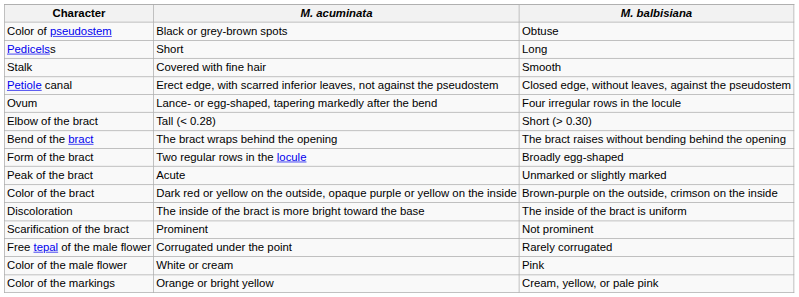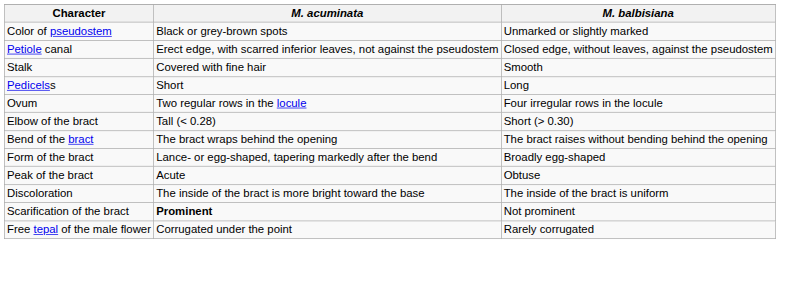(540, 31) Obtuse -> (576, 31) Unmarked or slightly marked
rows swapped: (39, 85) <-> (31, 49)
(297, 103) Lance- or egg-shaped, tapering markedly after the bend -> (231, 103) Two regular rows in the locule
(231, 157) Two regular rows in the locule -> (297, 157) Lance- or egg-shaped, tapering markedly after the bend
(594, 175) Unmarked or slightly marked -> (522, 175) Obtuse
- row: (51, 193)
(182, 229) normal -> (184, 211) bold
- row: (67, 265)
- row: (61, 283)
